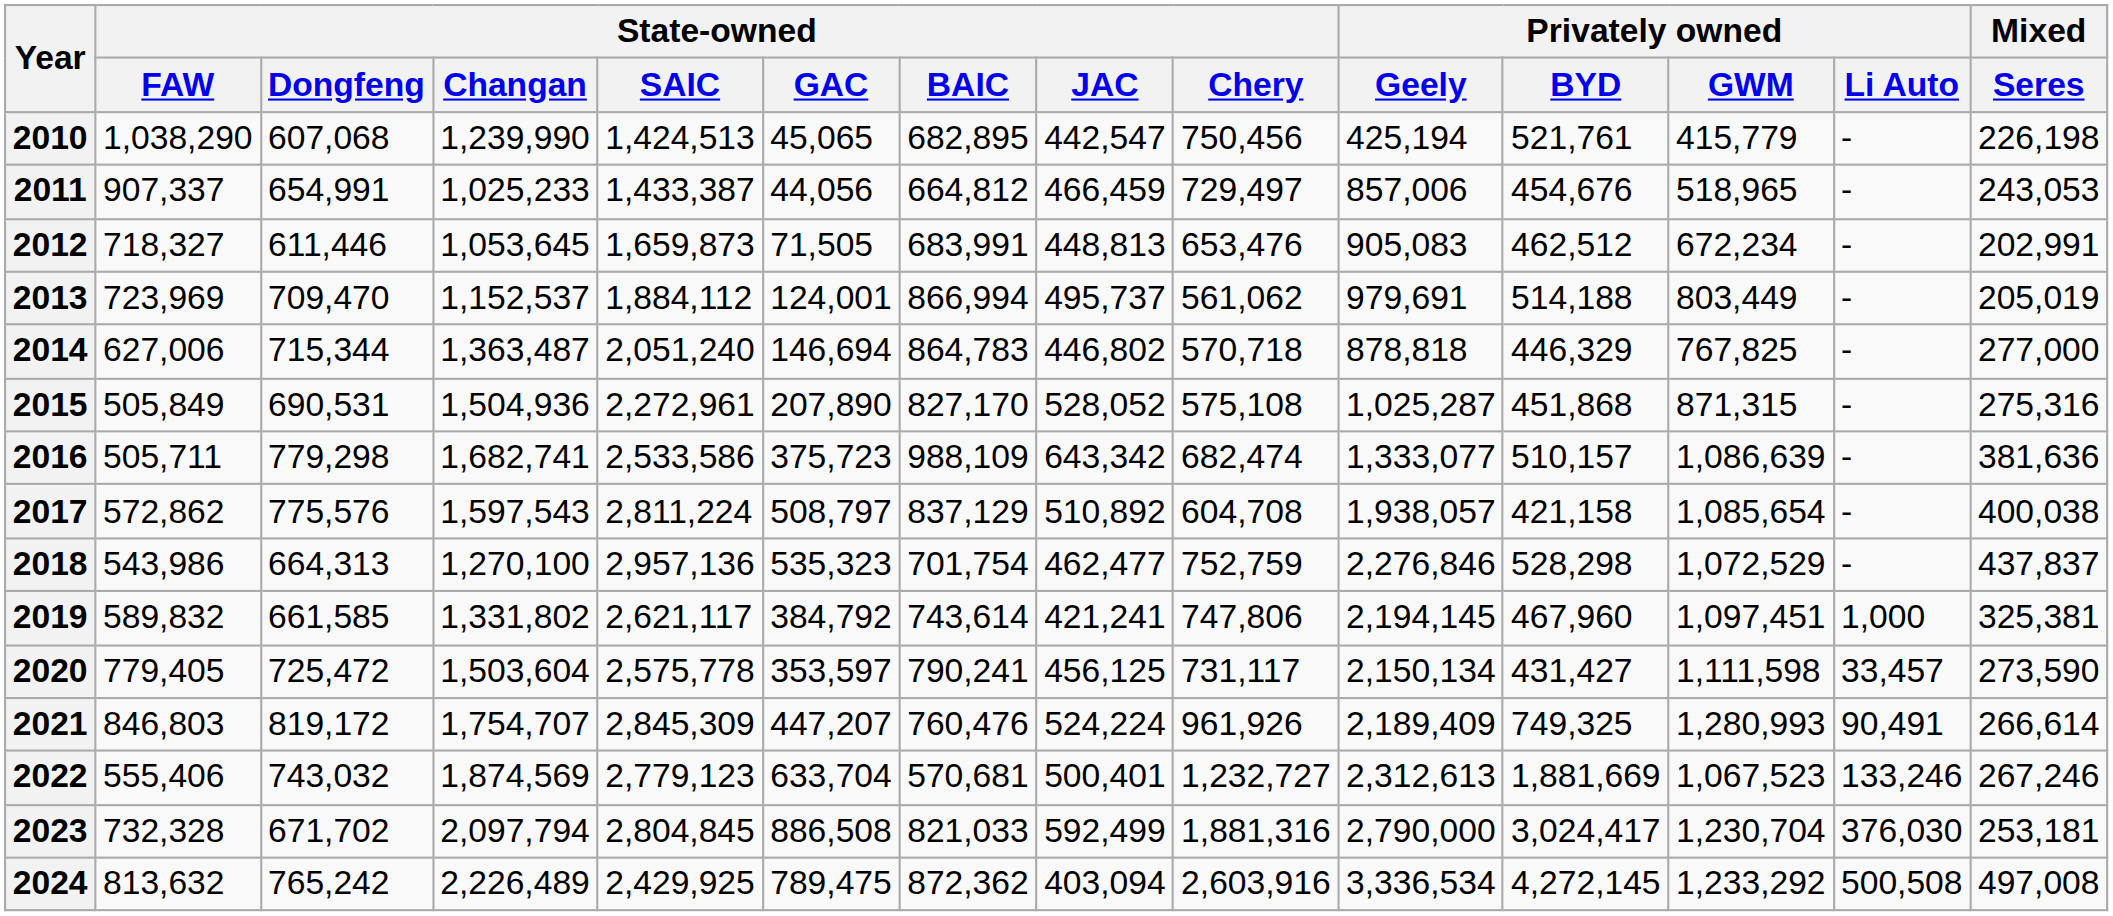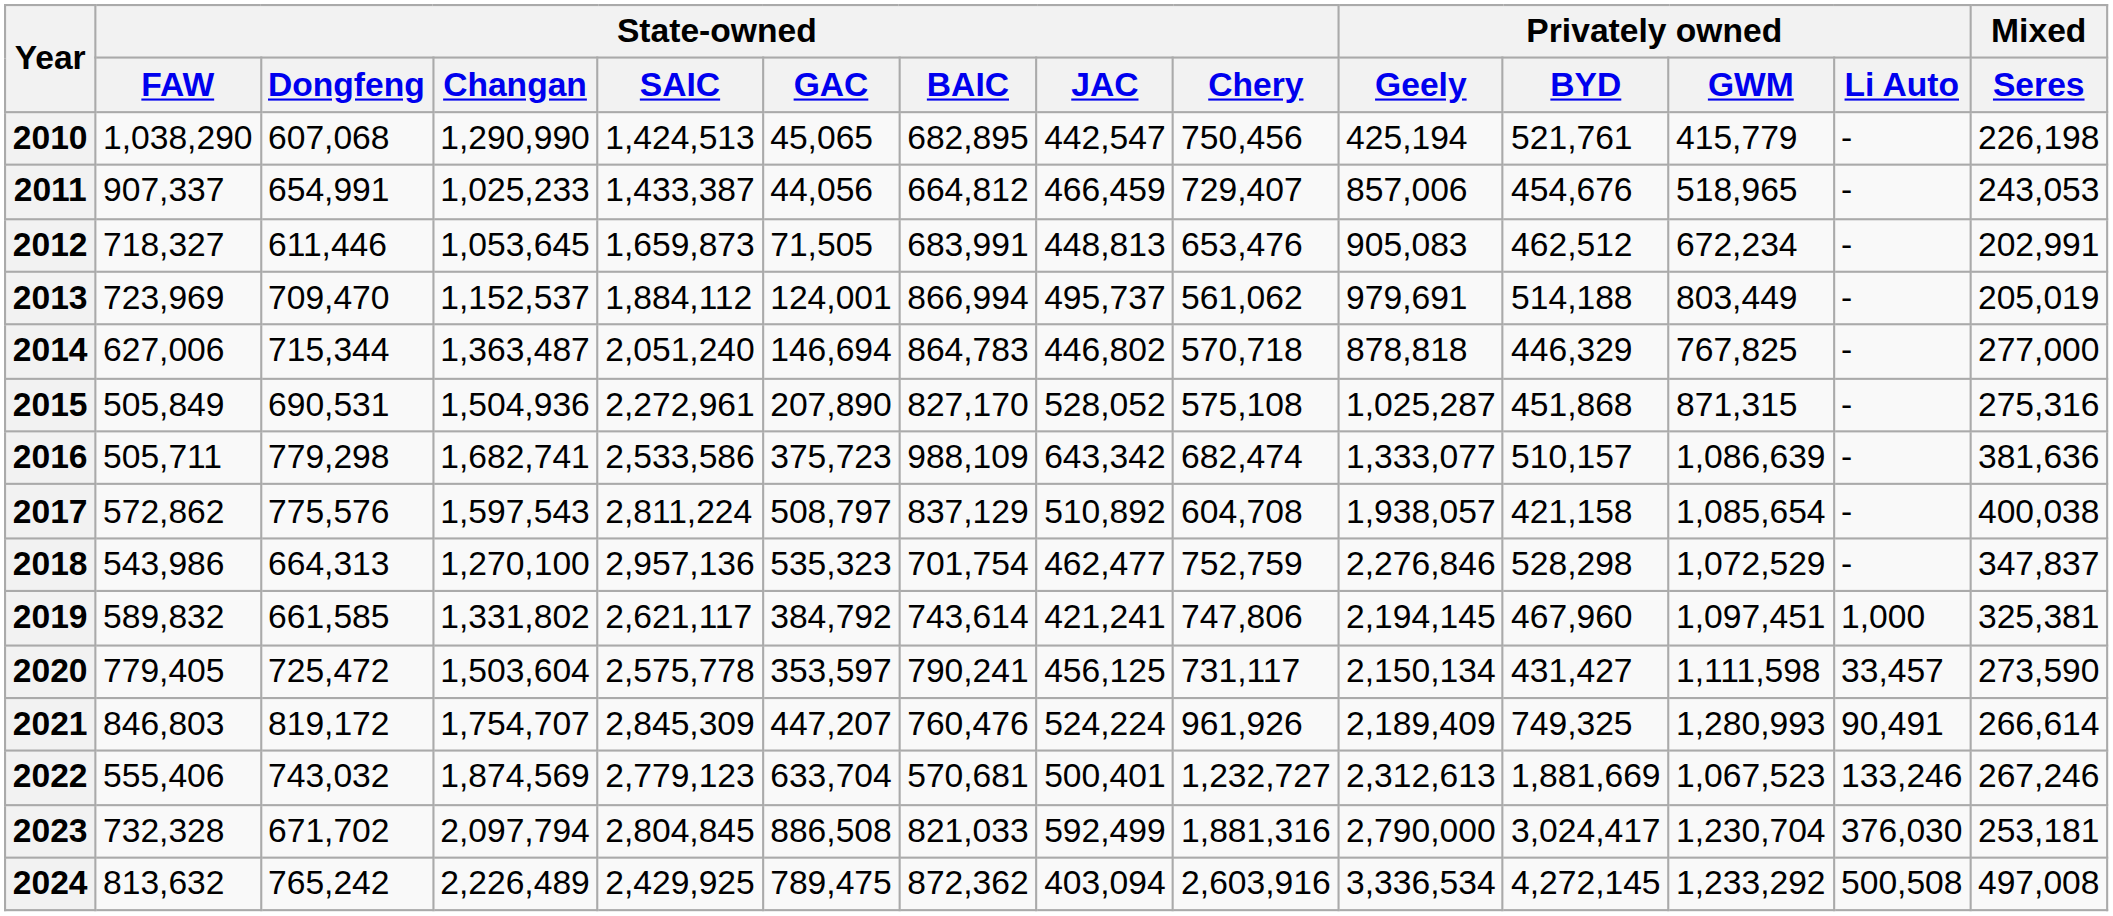(515, 137) 1,239,990 -> (515, 137) 1,290,990
(1242, 191) 729,497 -> (1242, 191) 729,407
(2039, 564) 437,837 -> (2039, 564) 347,837
